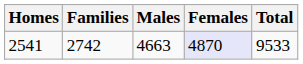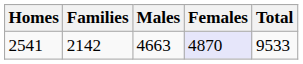(84, 45) 2742 -> (84, 45) 2142
